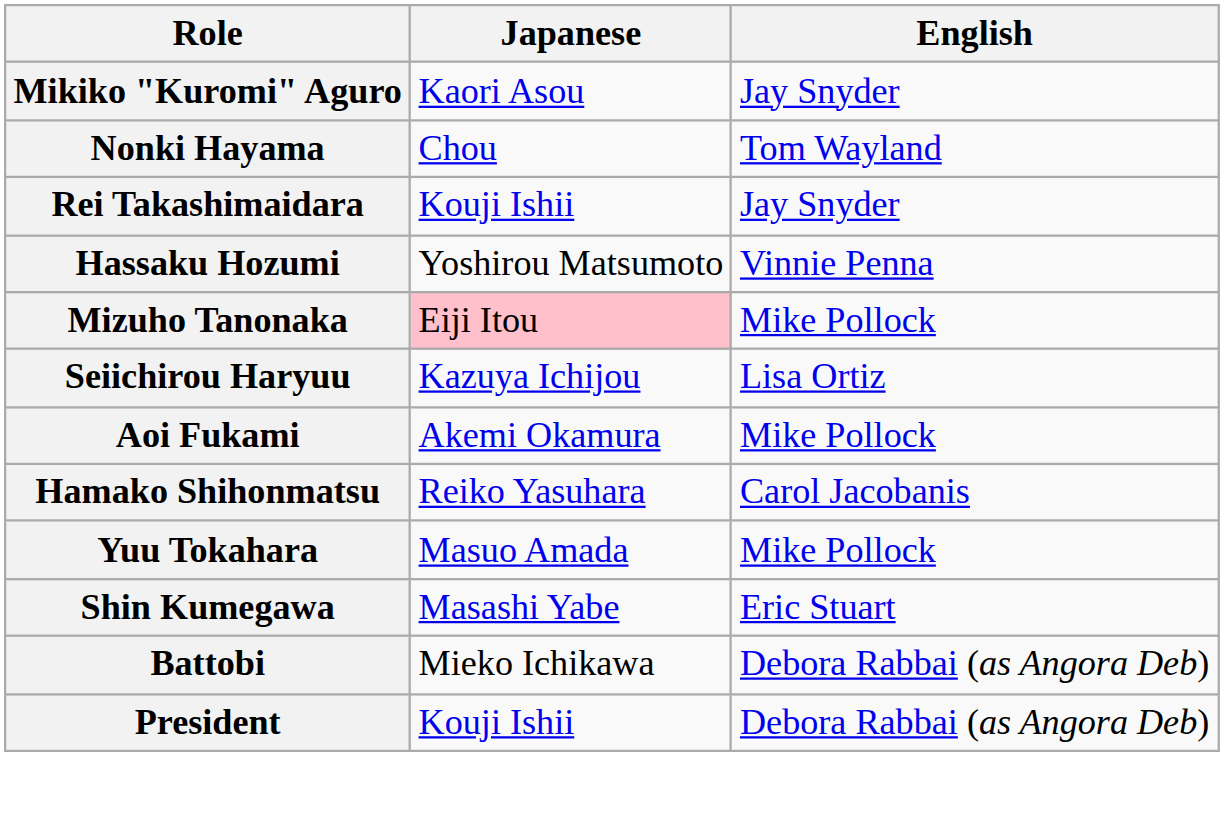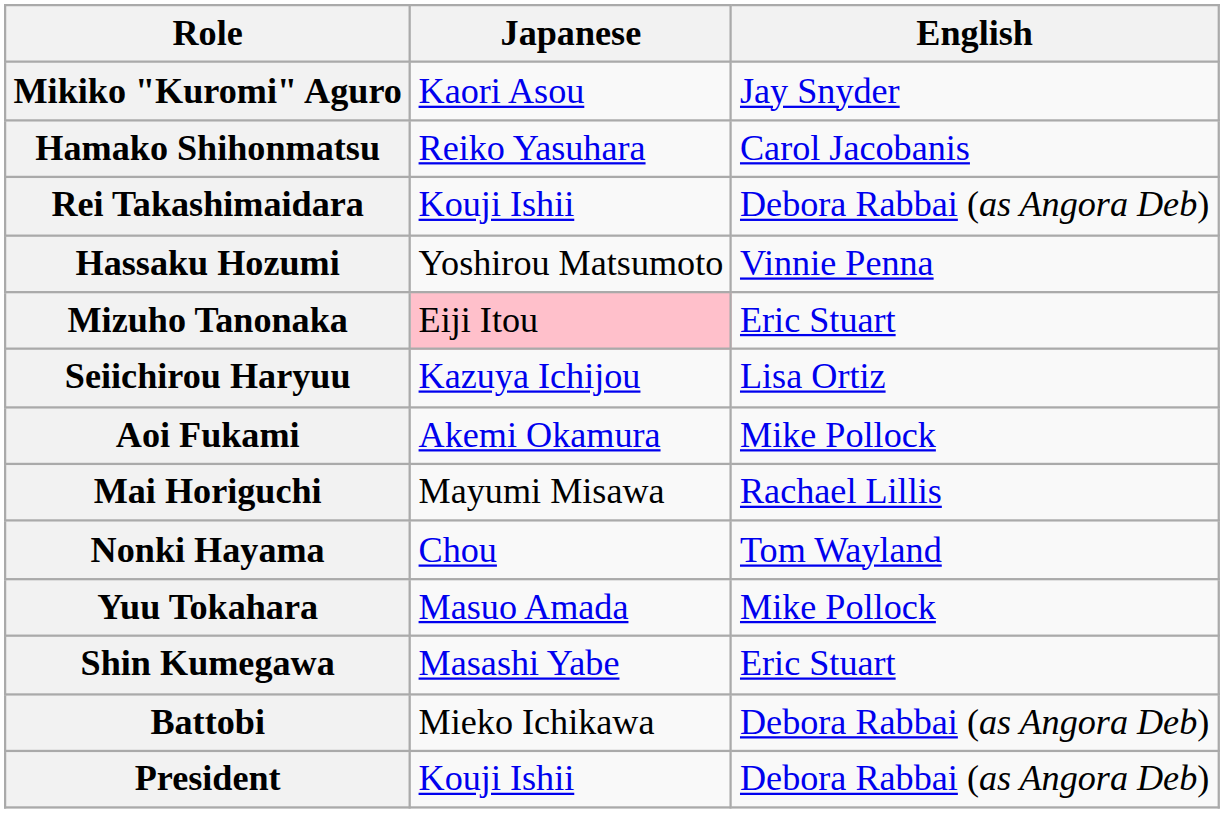rows swapped: (208, 491) <-> (208, 147)
(820, 205) Jay Snyder -> (975, 205) Debora Rabbai (as Angora Deb)
(838, 319) Mike Pollock -> (818, 319) Eric Stuart
+ row: (208, 491)
